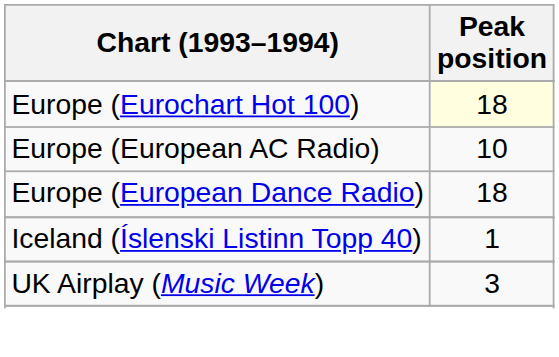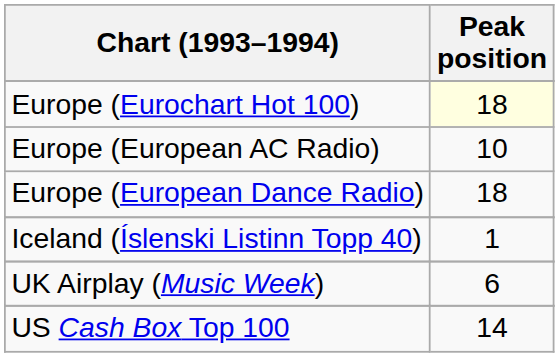(492, 283) 3 -> (492, 283) 6
+ row: (150, 328)
